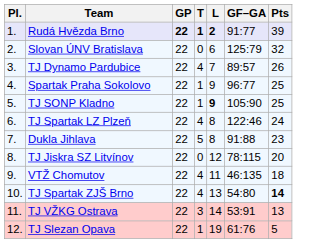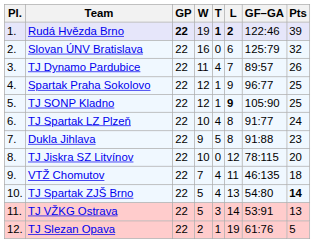+ column: (203, 13)
(241, 31) 91:77 -> (262, 31) 122:46
(244, 121) 122:46 -> (259, 121) 91:77
